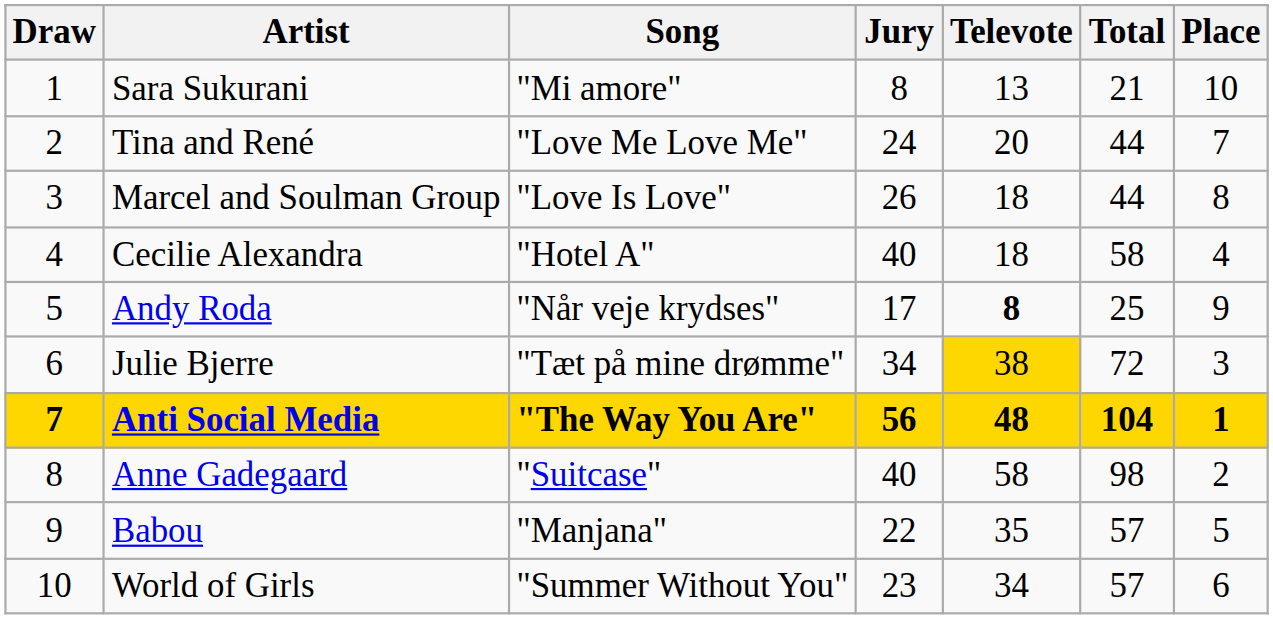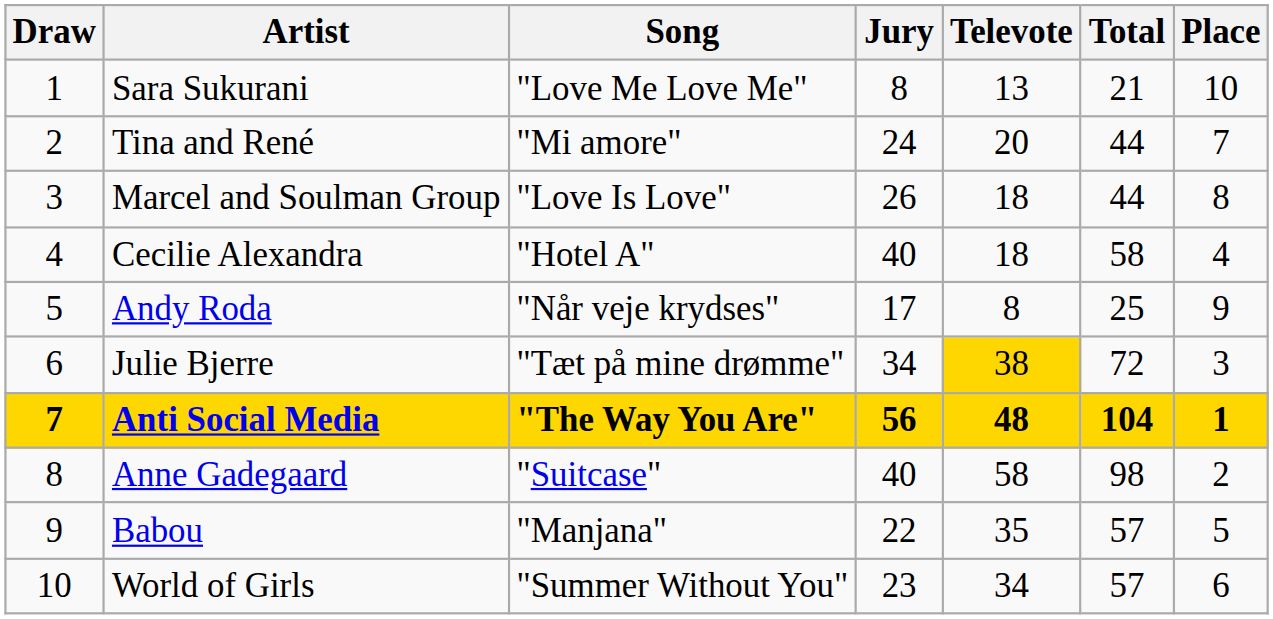(599, 87) "Mi amore" -> (662, 87) "Love Me Love Me"
(662, 142) "Love Me Love Me" -> (599, 142) "Mi amore"
(1011, 308) bold -> (1011, 308) normal
